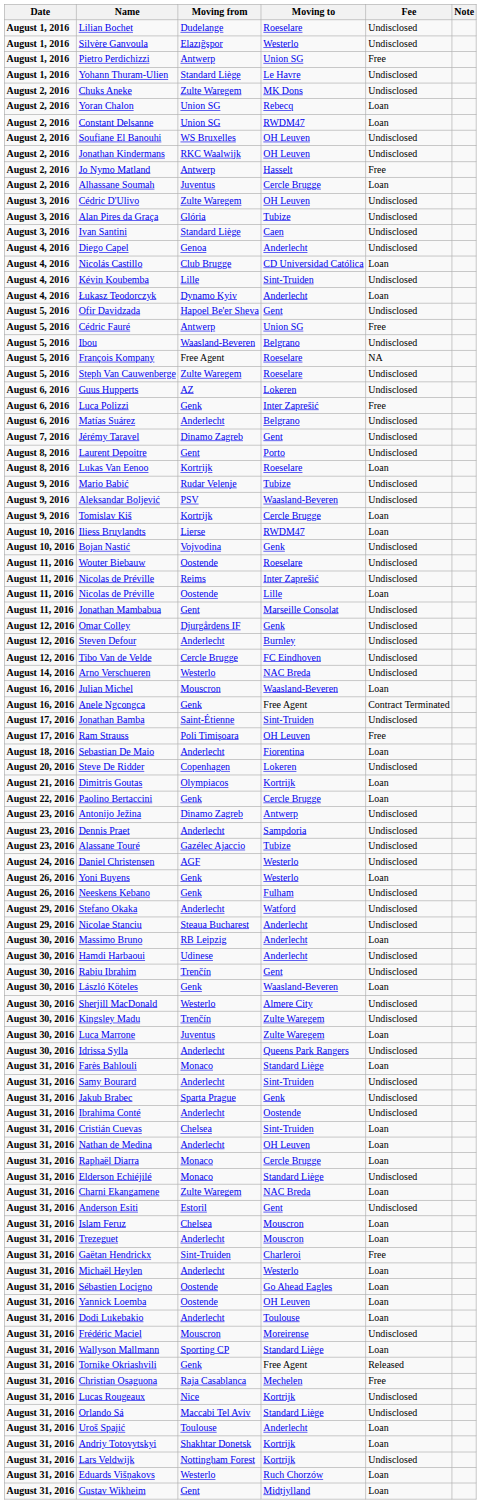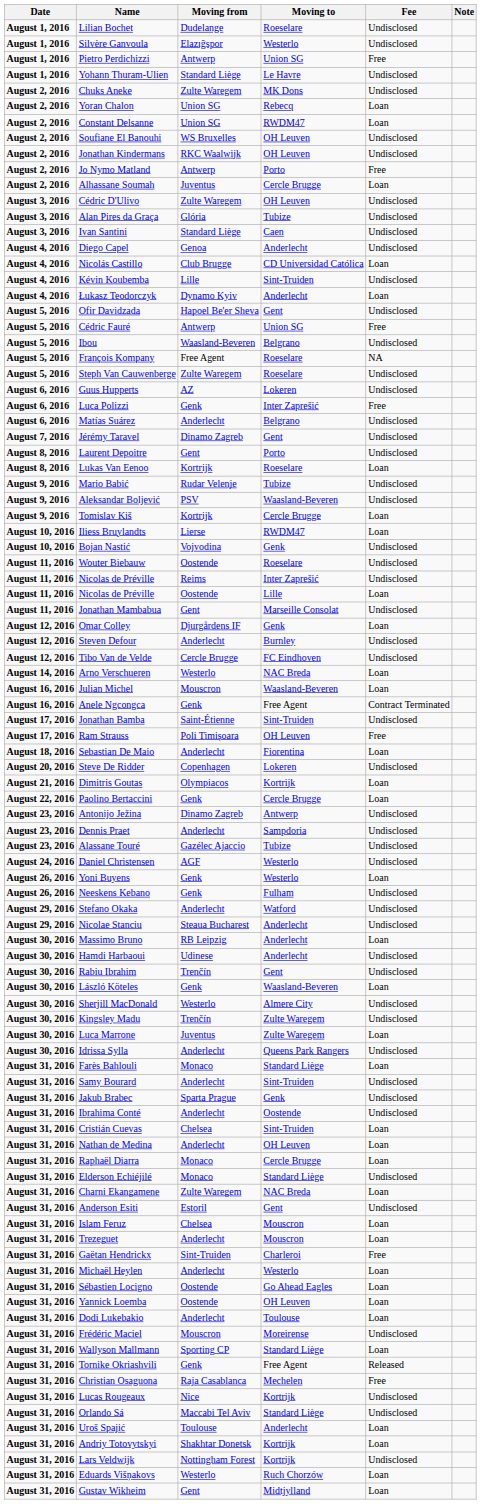(278, 169) Hasselt -> (274, 169) Porto
(393, 625) Undisclosed -> (378, 625) Loan
(393, 673) Undisclosed -> (378, 673) Loan
